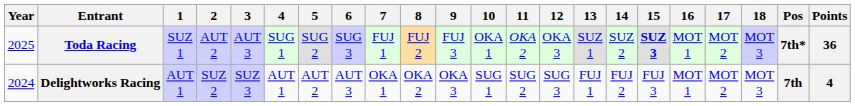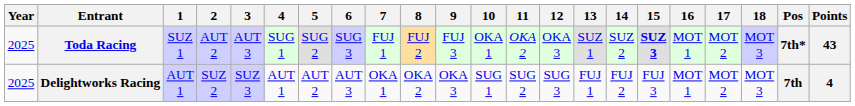(830, 44) 36 -> (830, 44) 43
(21, 82) 2024 -> (21, 82) 2025
